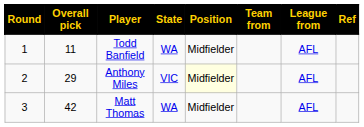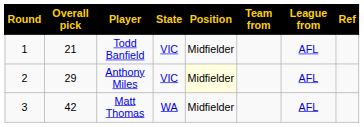(71, 49) 11 -> (71, 49) 21
(169, 49) WA -> (169, 49) VIC
